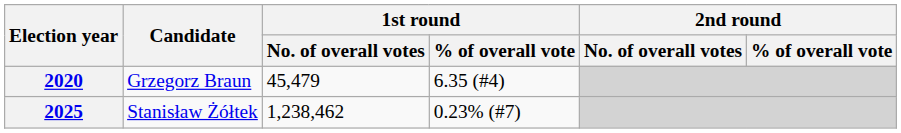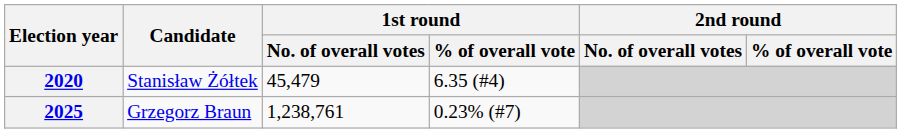(189, 81) Grzegorz Braun -> (192, 81) Stanisław Żółtek
(192, 111) Stanisław Żółtek -> (189, 111) Grzegorz Braun
(305, 111) 1,238,462 -> (305, 111) 1,238,761
